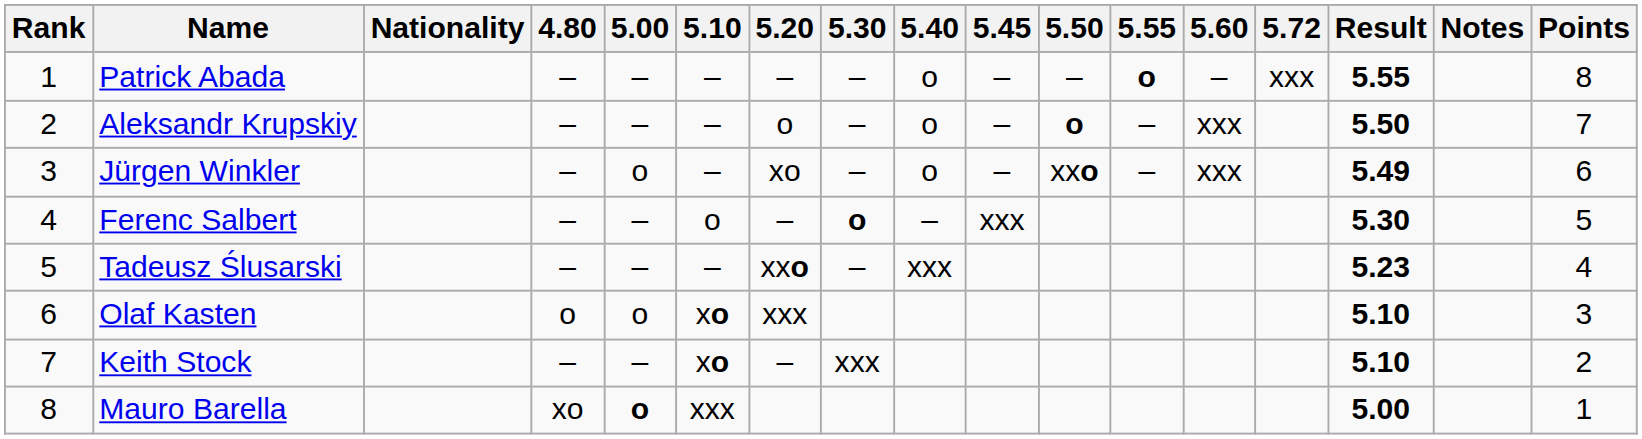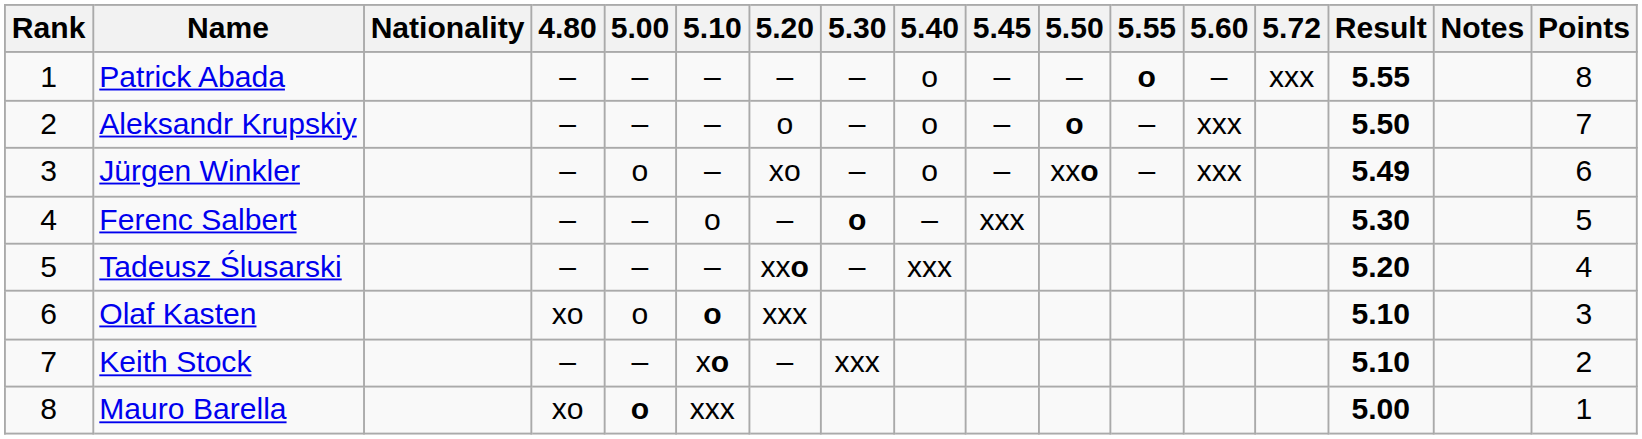(1381, 266) 5.23 -> (1381, 266) 5.20
(568, 314) o -> (568, 314) xo
(712, 314) xo -> (712, 314) o
